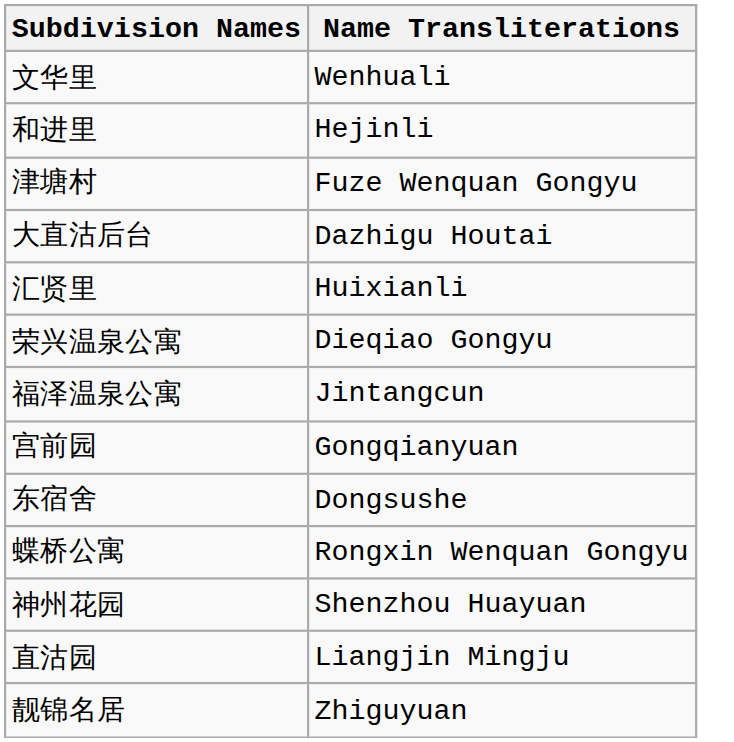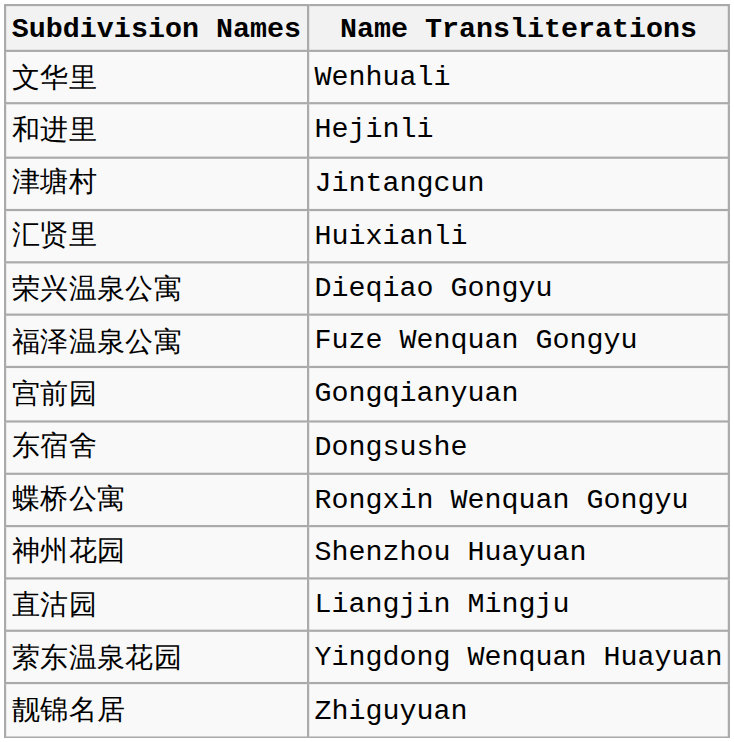(476, 183) Fuze Wenquan Gongyu -> (399, 183) Jintangcun
- row: (83, 237)
(399, 394) Jintangcun -> (476, 341) Fuze Wenquan Gongyu
+ row: (97, 659)
